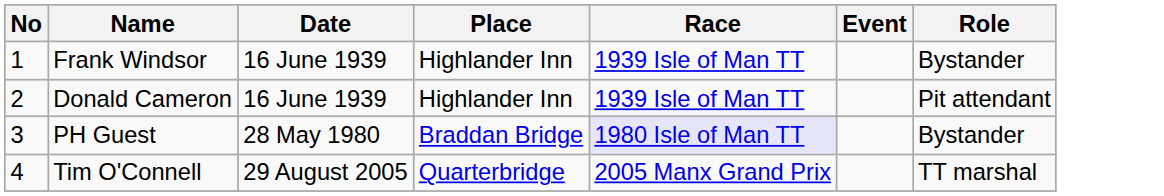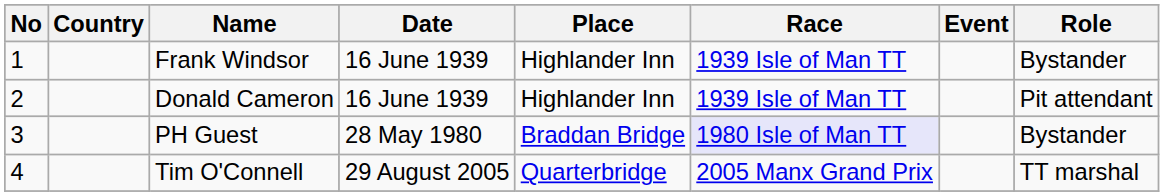+ column: (99, 23)
